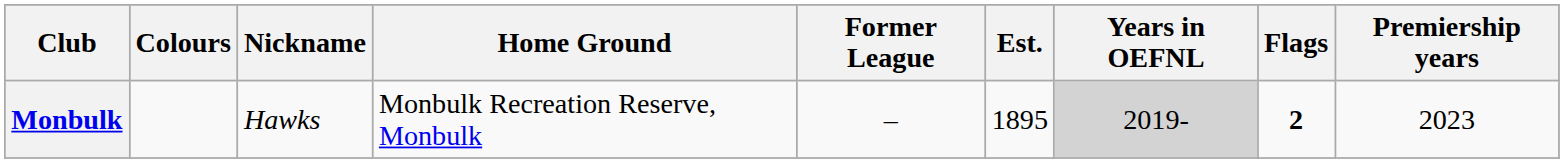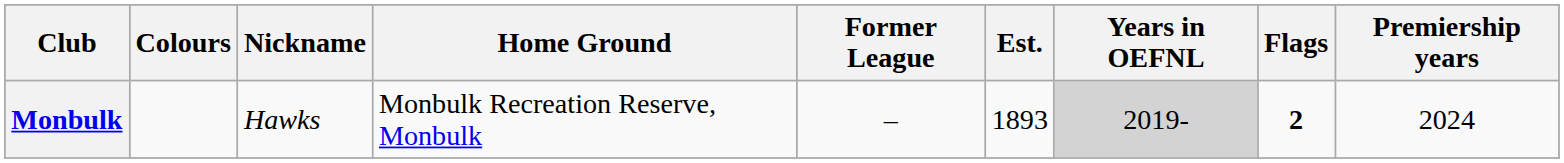(1020, 119) 1895 -> (1020, 119) 1893
(1447, 119) 2023 -> (1447, 119) 2024
